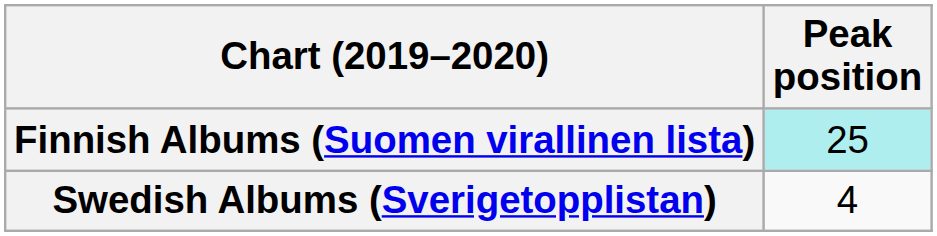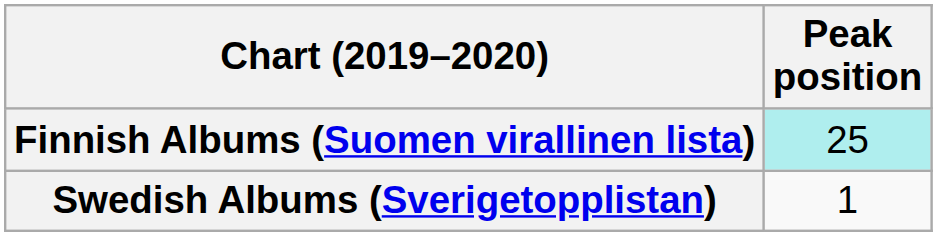(848, 199) 4 -> (848, 199) 1
